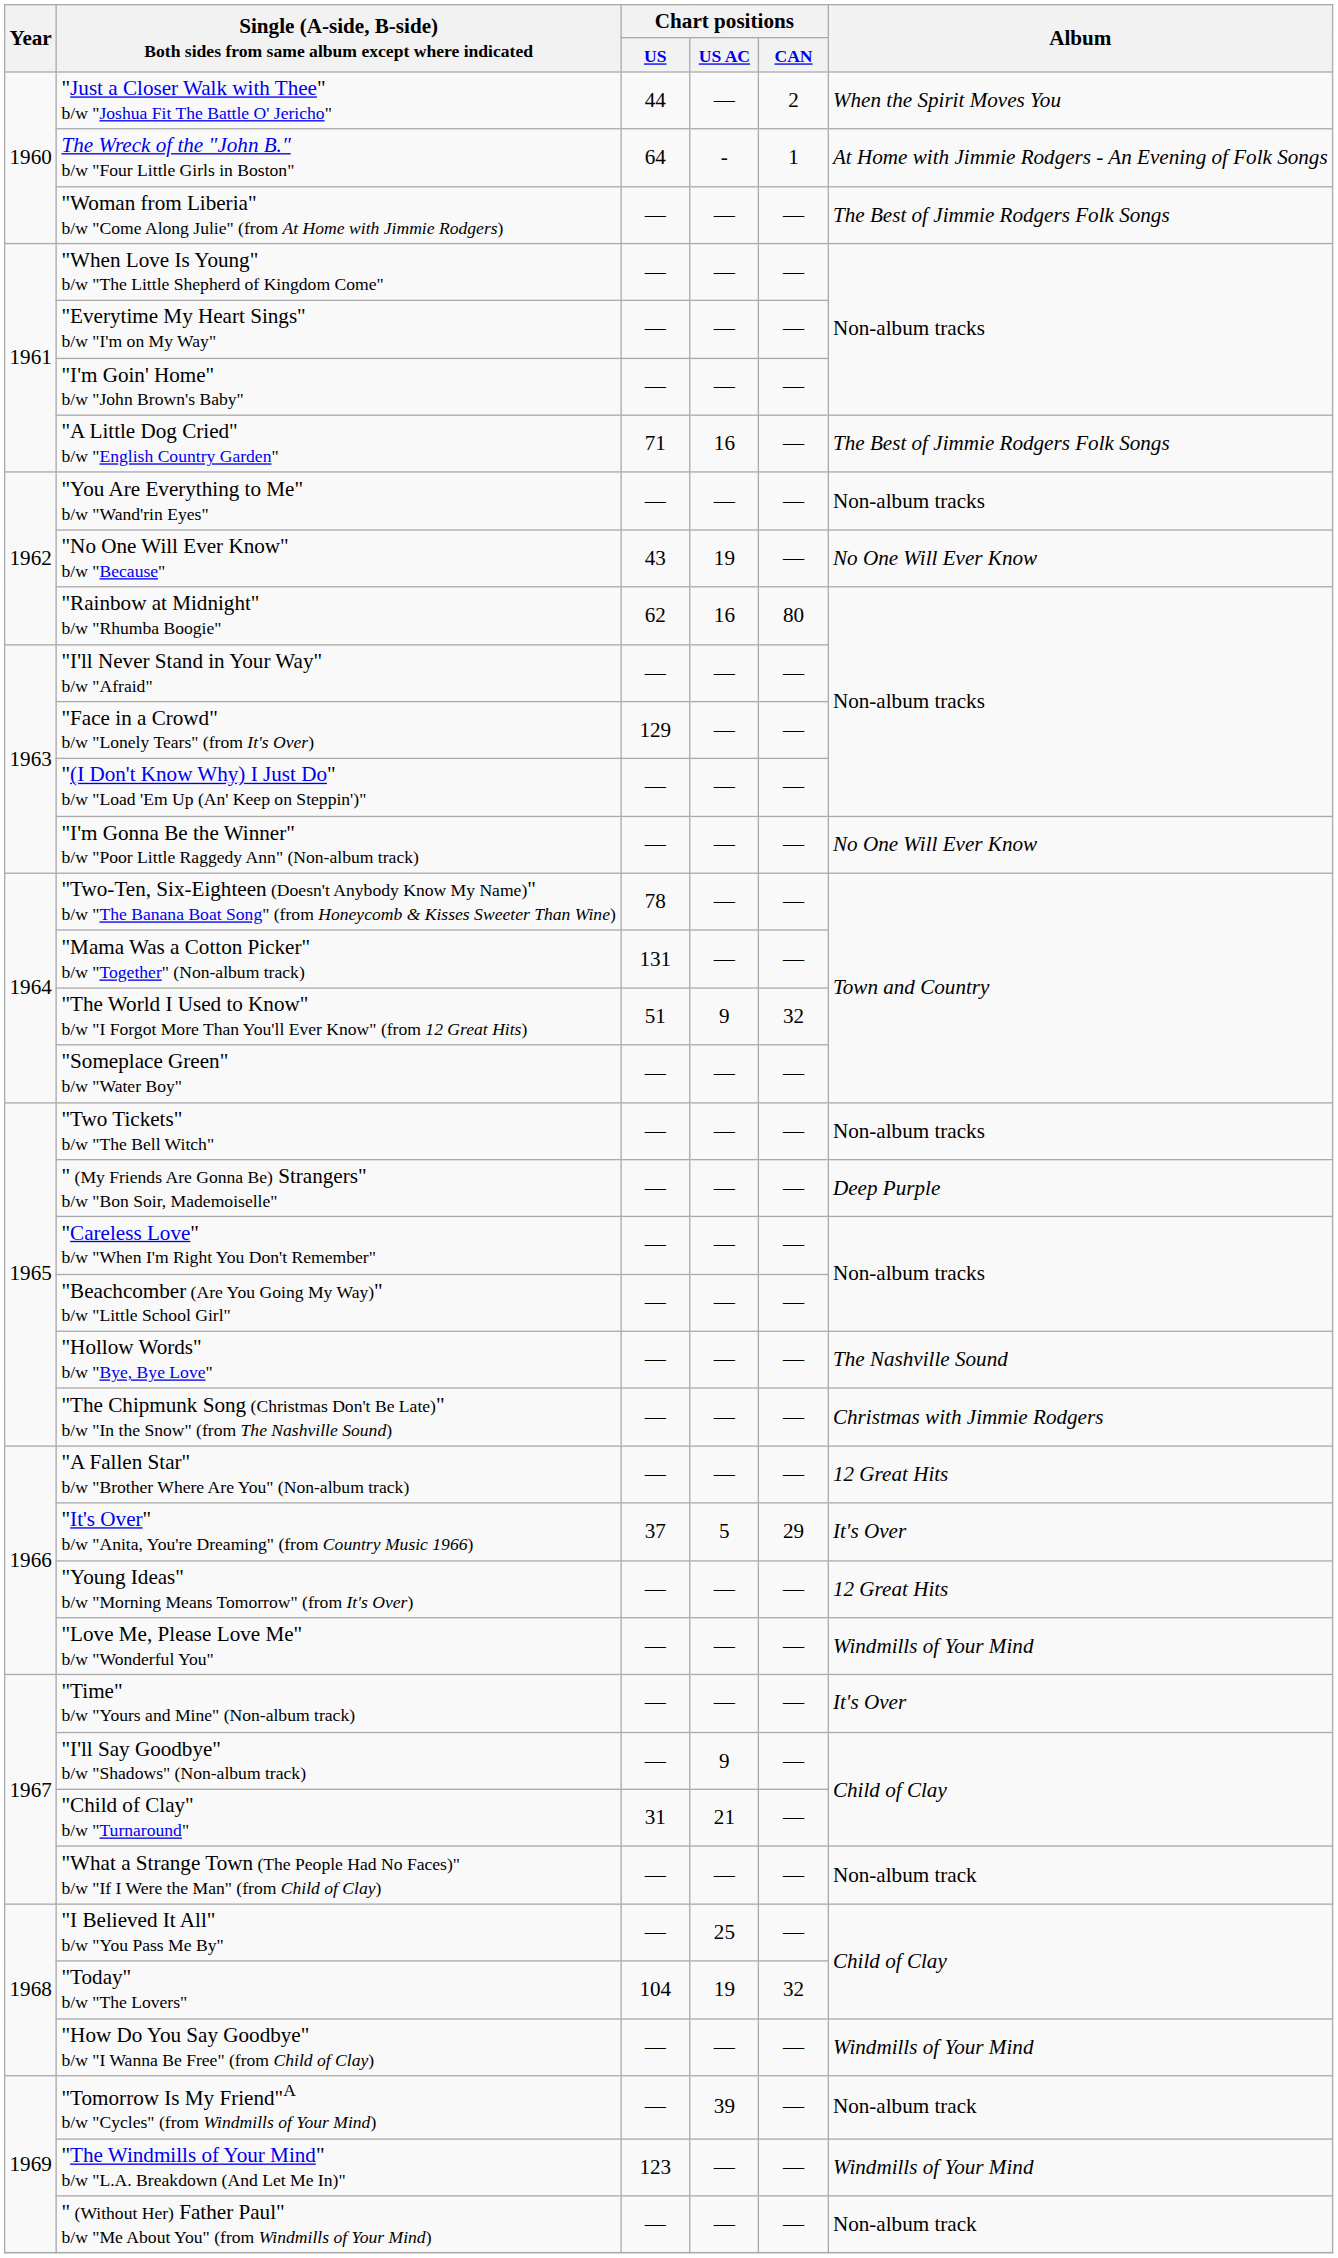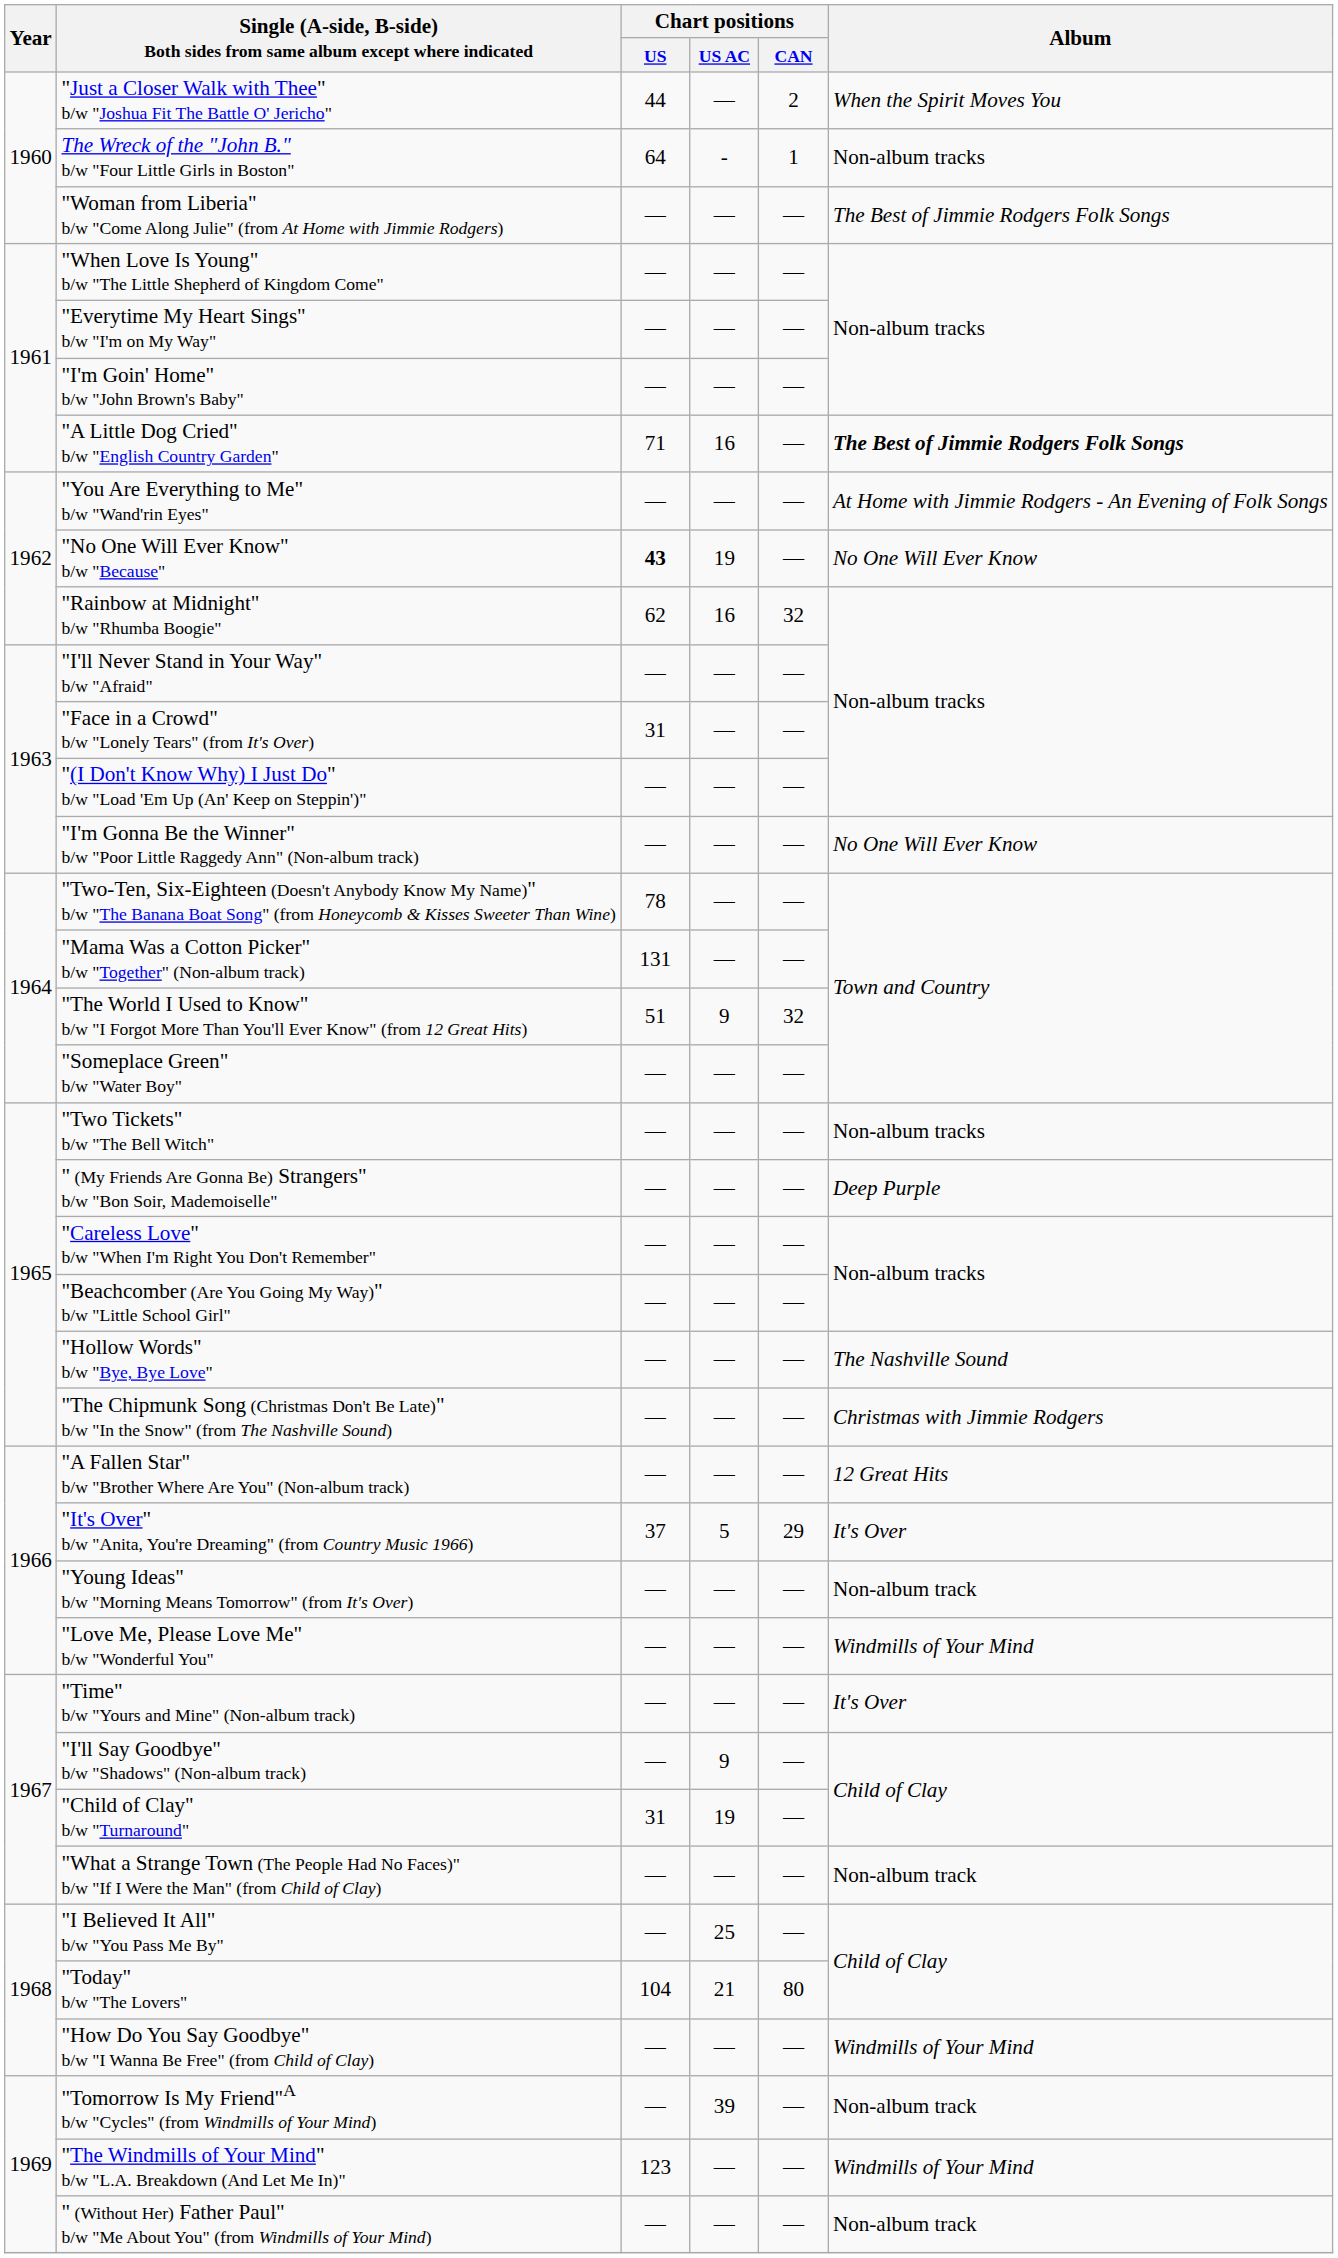(1080, 157) At Home with Jimmie Rodgers - An Evening of Folk Songs -> (909, 157) Non-album tracks
(1001, 443) normal -> (1008, 443) bold
(909, 500) Non-album tracks -> (1080, 500) At Home with Jimmie Rodgers - An Evening of Folk Songs
(655, 558) normal -> (655, 558) bold
(794, 615) 80 -> (794, 615) 32
(655, 729) 129 -> (655, 729) 31
(891, 1588) 12 Great Hits -> (905, 1588) Non-album track
(724, 1817) 21 -> (724, 1817) 19
(724, 1989) 19 -> (724, 1989) 21
(794, 1989) 32 -> (794, 1989) 80
